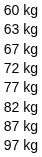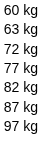- row: (21, 49)
